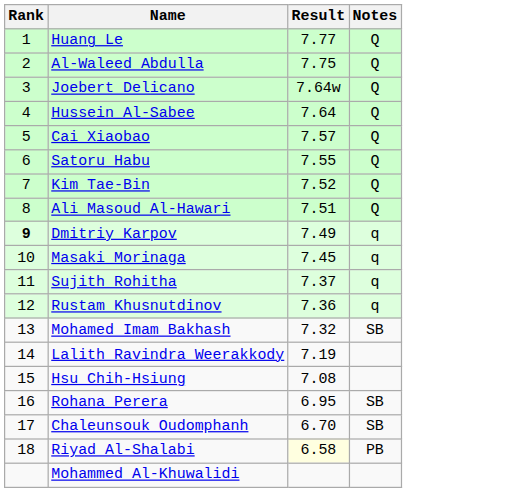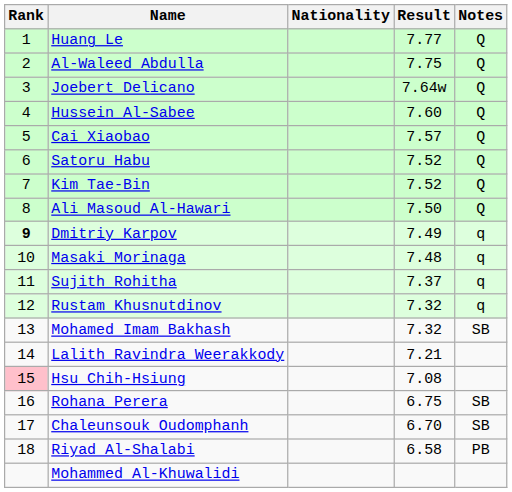+ column: (341, 17)
(318, 114) 7.64 -> (424, 114) 7.60
(318, 162) 7.55 -> (424, 162) 7.52
(318, 210) 7.51 -> (424, 210) 7.50
(318, 258) 7.45 -> (424, 258) 7.48
(318, 307) 7.36 -> (424, 307) 7.32
(318, 355) 7.19 -> (424, 355) 7.21
(26, 379) no background -> (26, 379) pink background
(318, 403) 6.95 -> (424, 403) 6.75
(318, 451) lightyellow background -> (424, 451) no background
